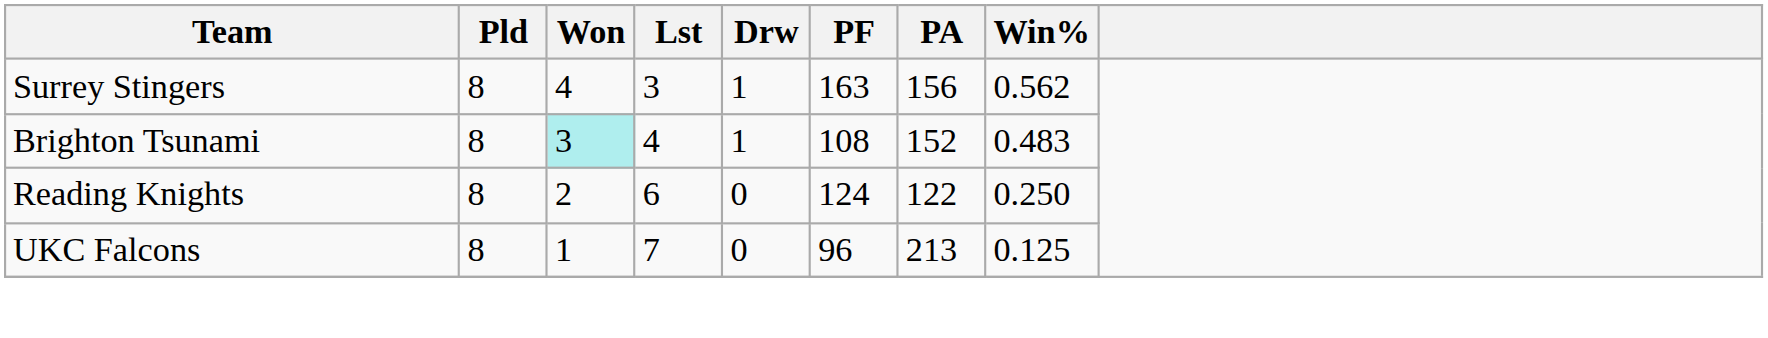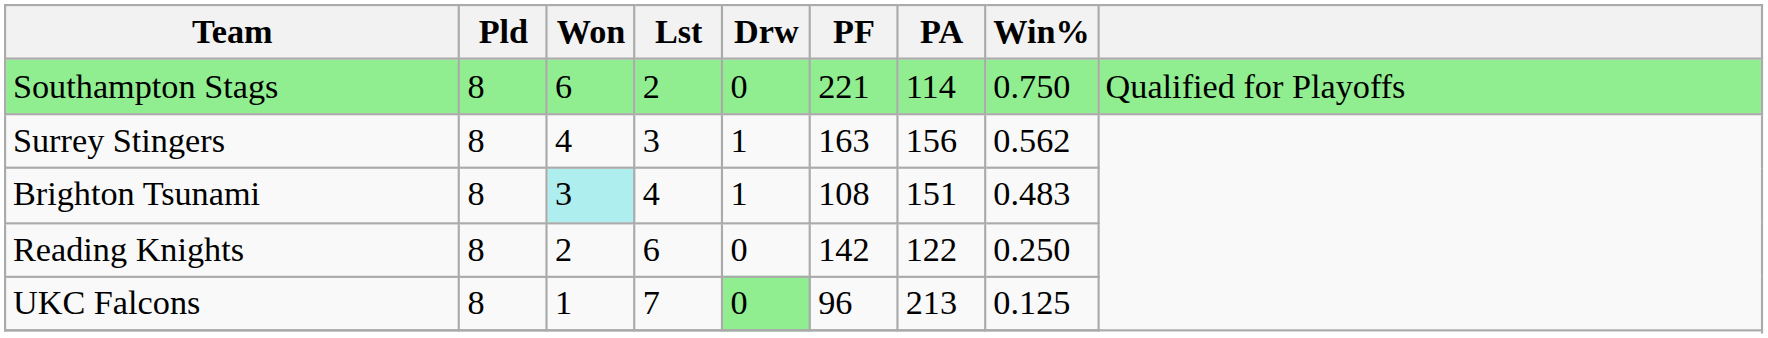+ row: (146, 85)
(931, 140) 152 -> (931, 194) 151
(844, 194) 124 -> (844, 248) 142
(739, 248) no background -> (739, 303) lightgreen background
